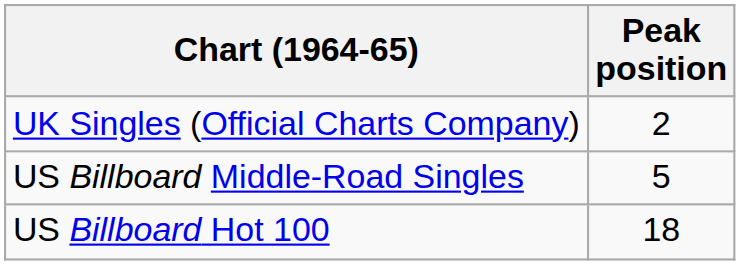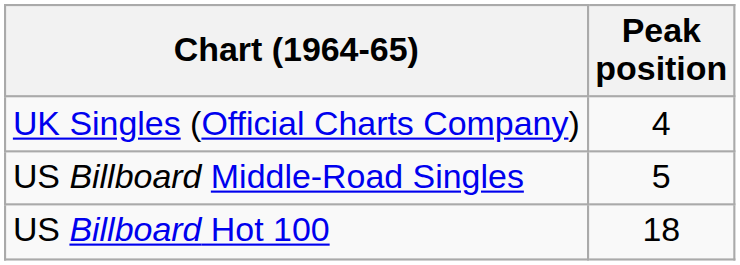(661, 123) 2 -> (661, 123) 4
